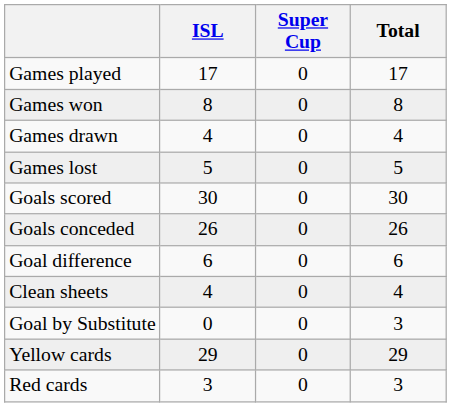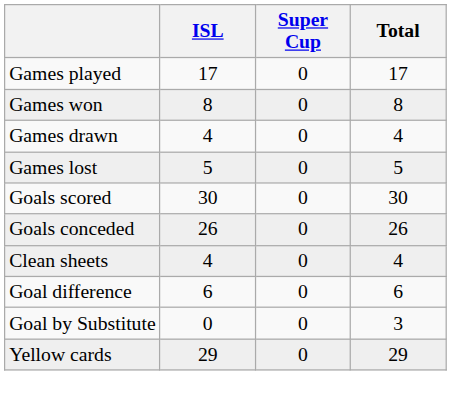rows swapped: (70, 260) <-> (59, 291)
- row: (48, 385)
